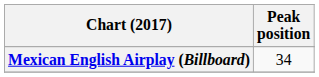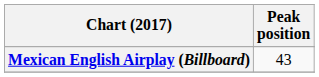(284, 59) 34 -> (284, 59) 43
